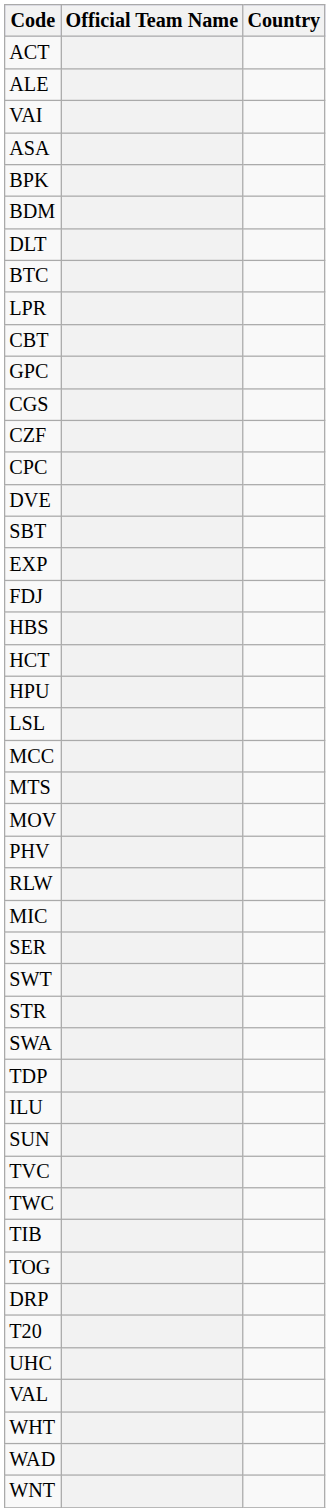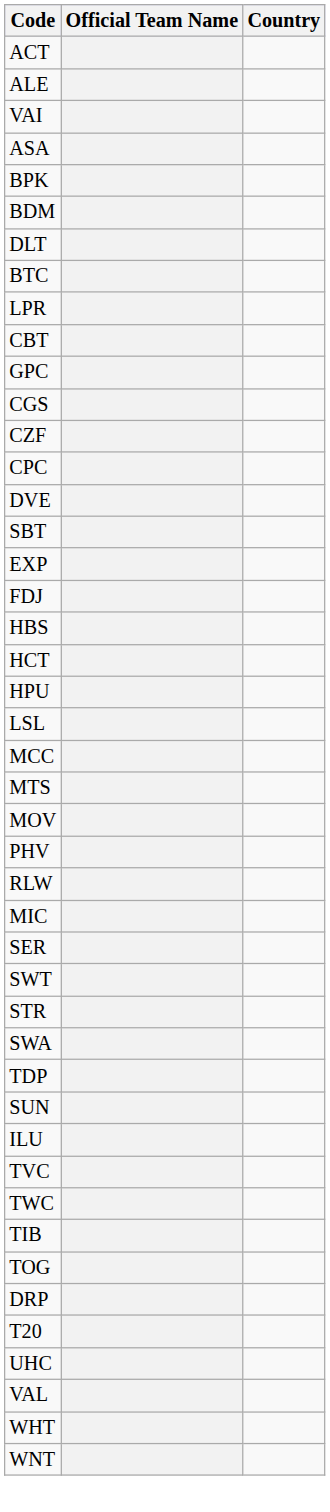rows swapped: (26, 1107) <-> (29, 1139)
- row: (32, 1459)
